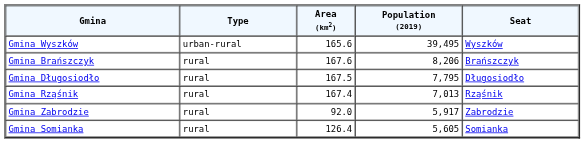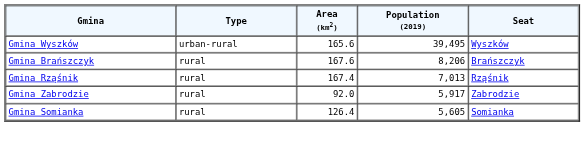- row: (54, 78)
